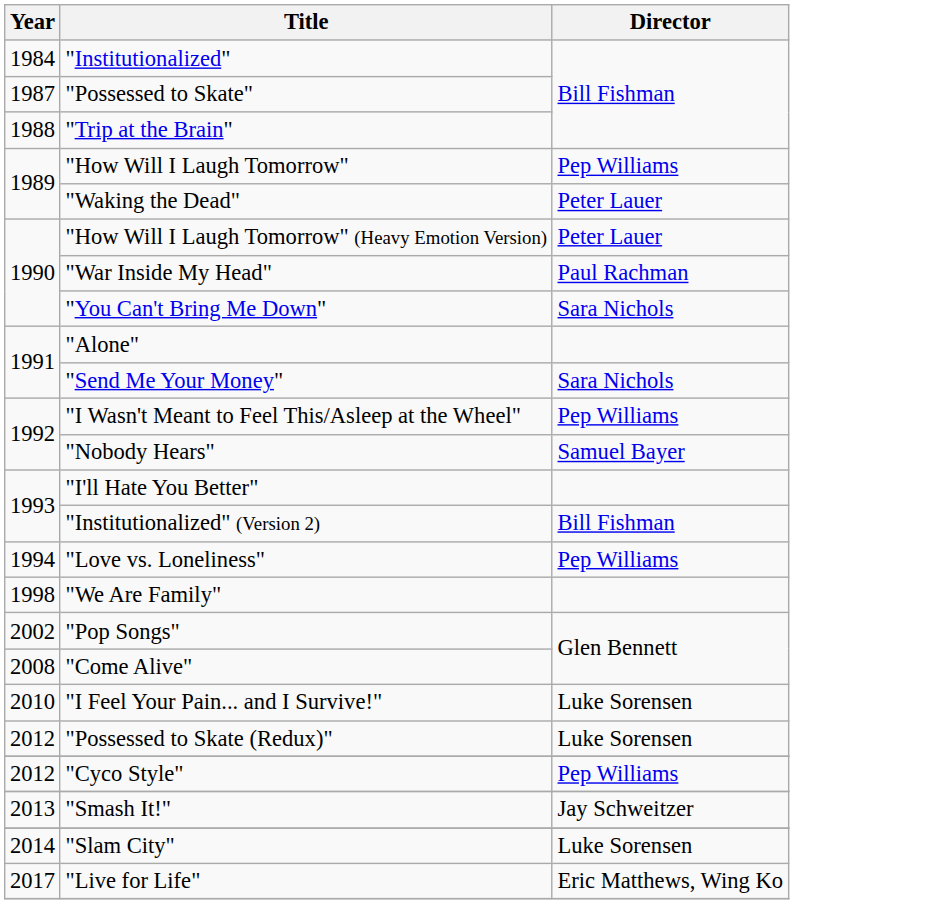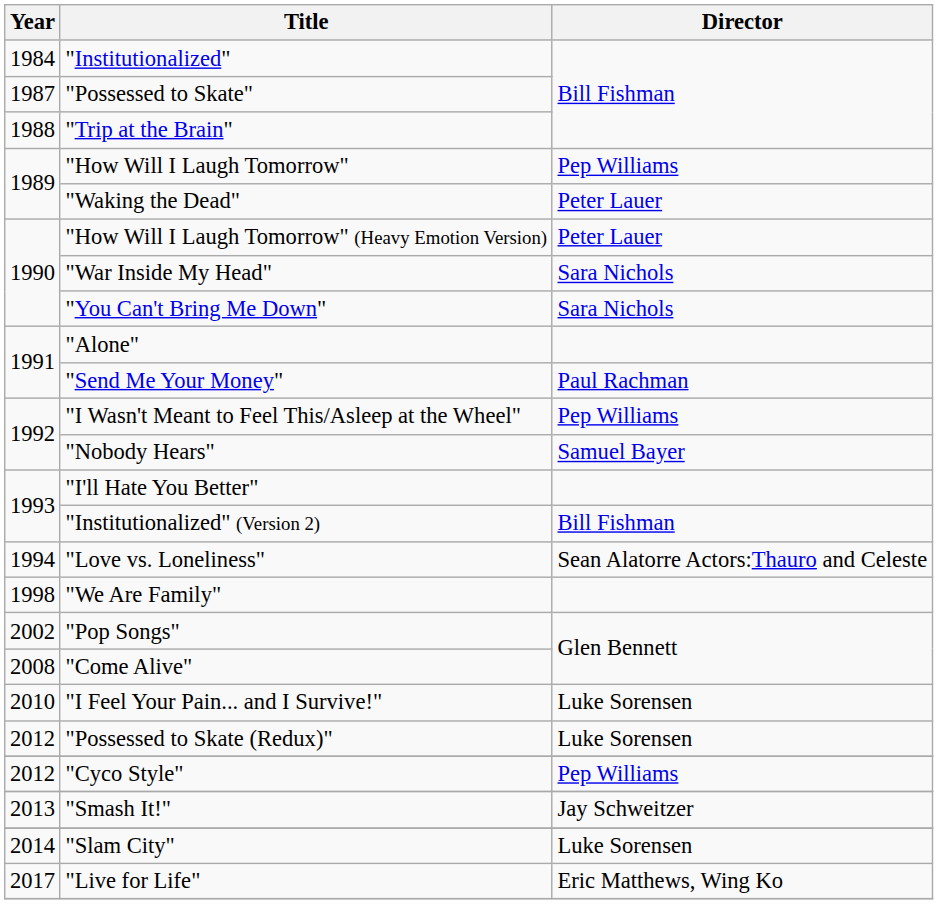(623, 272) Paul Rachman -> (615, 272) Sara Nichols
(615, 380) Sara Nichols -> (623, 380) Paul Rachman
(618, 559) Pep Williams -> (742, 559) Sean Alatorre Actors:Thauro and Celeste
